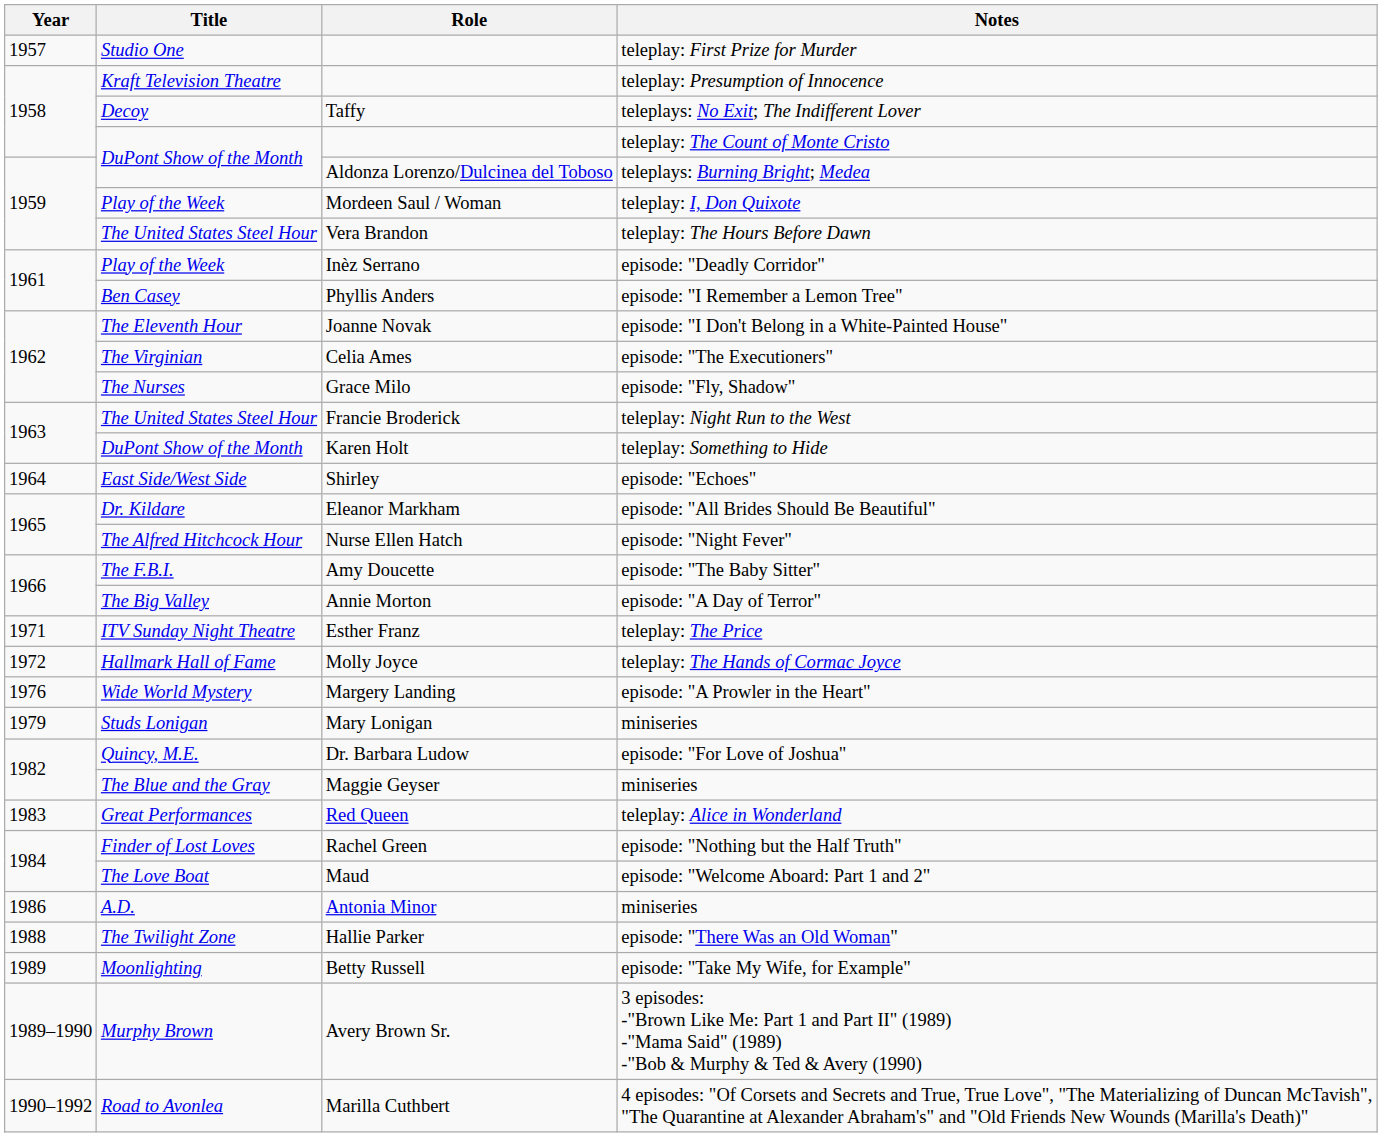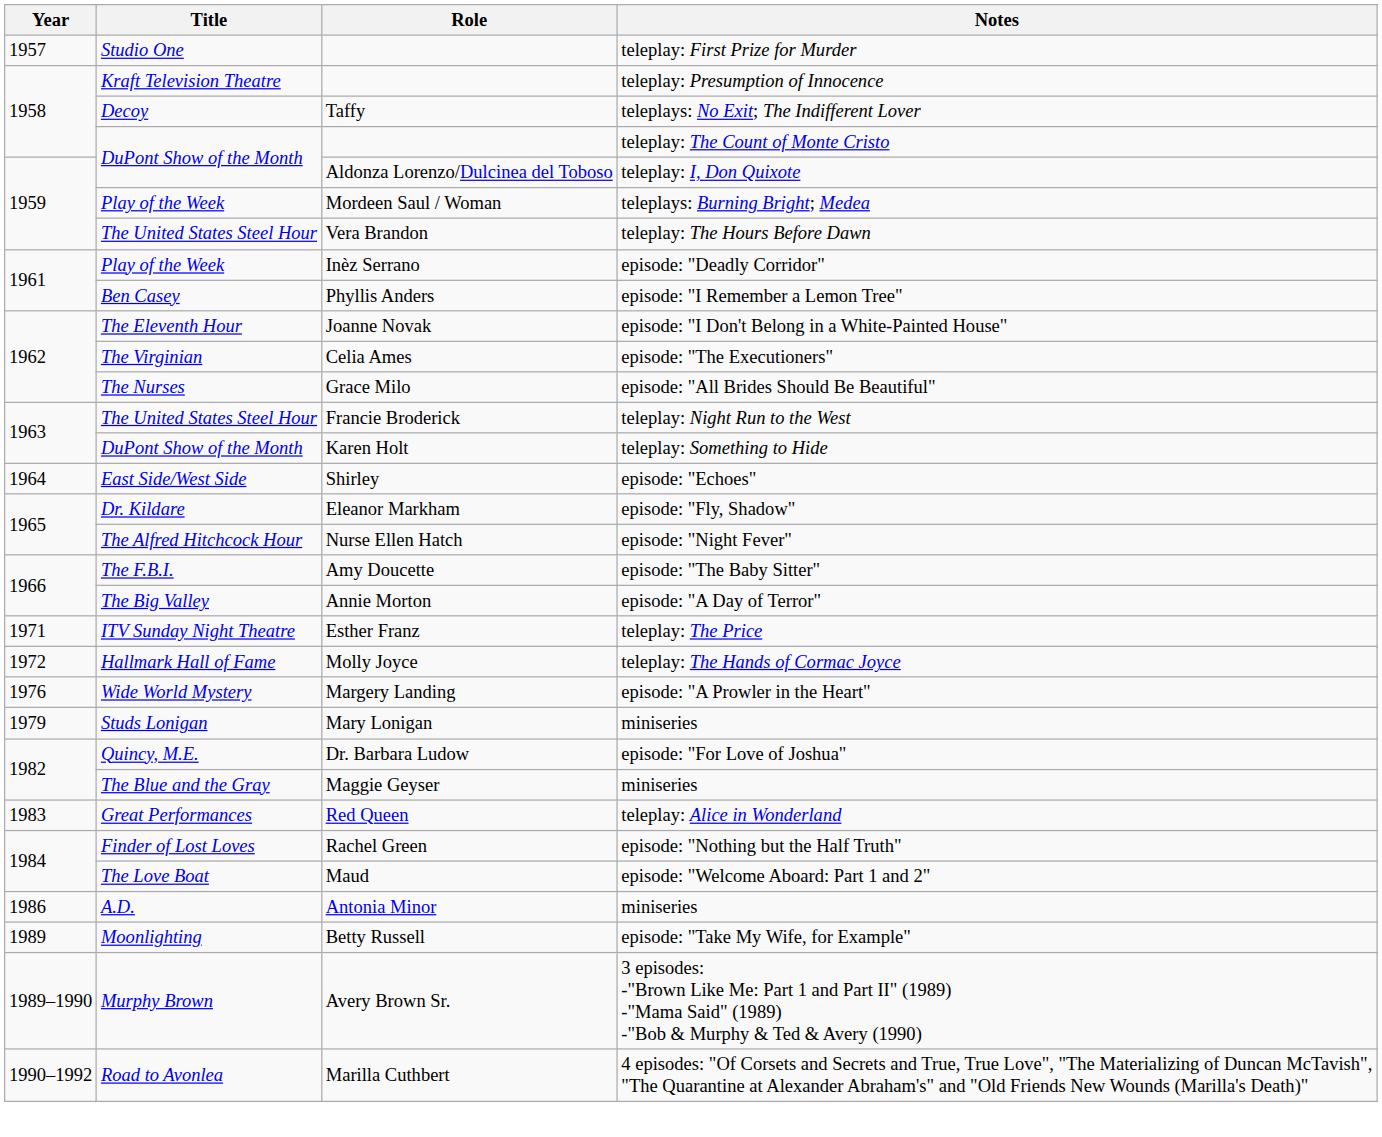(746, 172) teleplays: Burning Bright; Medea -> (711, 172) teleplay: I, Don Quixote
(711, 203) teleplay: I, Don Quixote -> (746, 203) teleplays: Burning Bright; Medea
(708, 386) episode: "Fly, Shadow" -> (778, 386) episode: "All Brides Should Be Beautiful"
(778, 509) episode: "All Brides Should Be Beautiful" -> (708, 509) episode: "Fly, Shadow"
- row: (168, 937)
